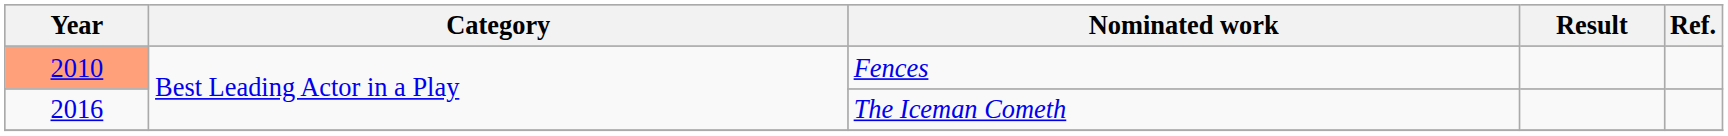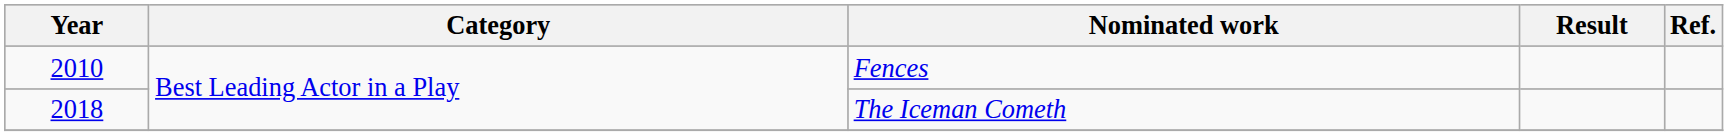(77, 67) lightsalmon background -> (77, 67) no background
(77, 109) 2016 -> (77, 109) 2018
